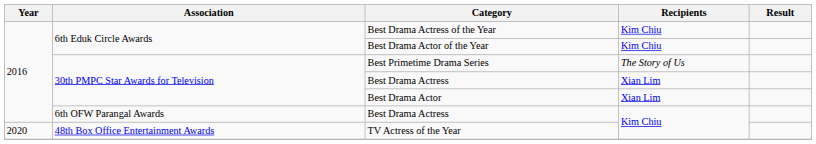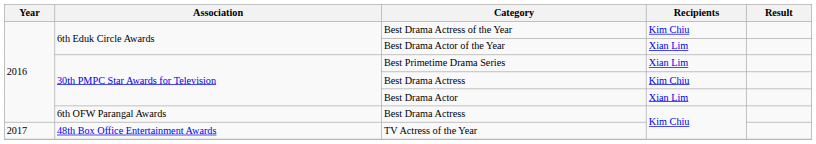(641, 47) Kim Chiu -> (669, 47) Xian Lim
(653, 63) The Story of Us -> (669, 63) Xian Lim
(641, 80) Xian Lim -> (669, 80) Kim Chiu
(17, 131) 2020 -> (17, 131) 2017
